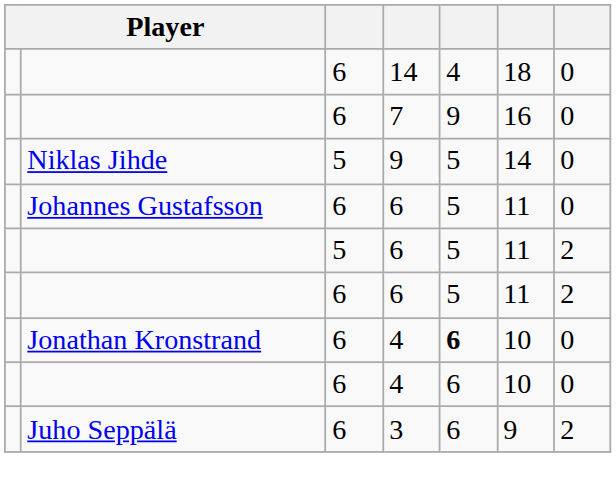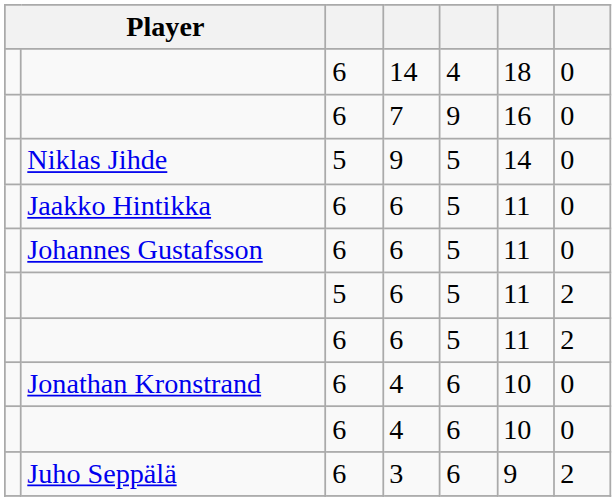+ row: (119, 205)
(453, 339) bold -> (453, 384) normal
